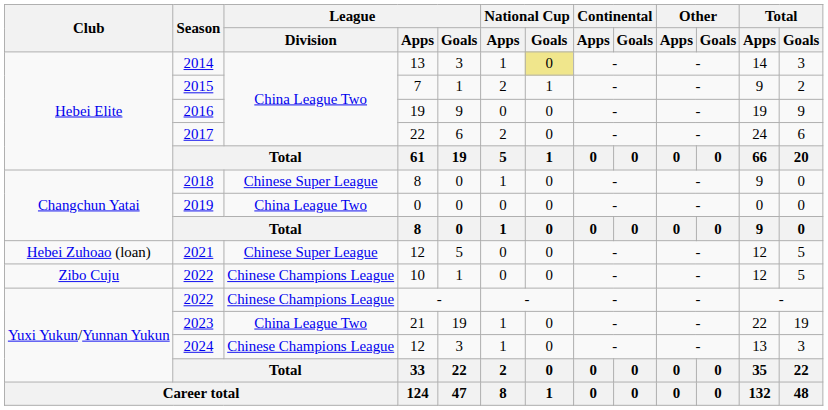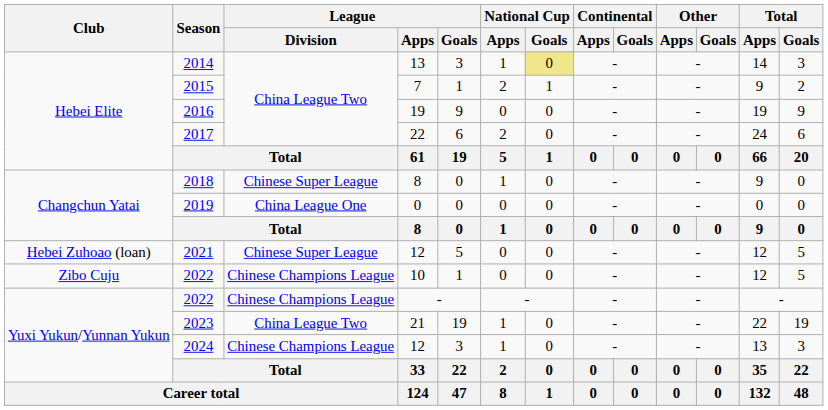(311, 205) China League Two -> (311, 205) China League One
